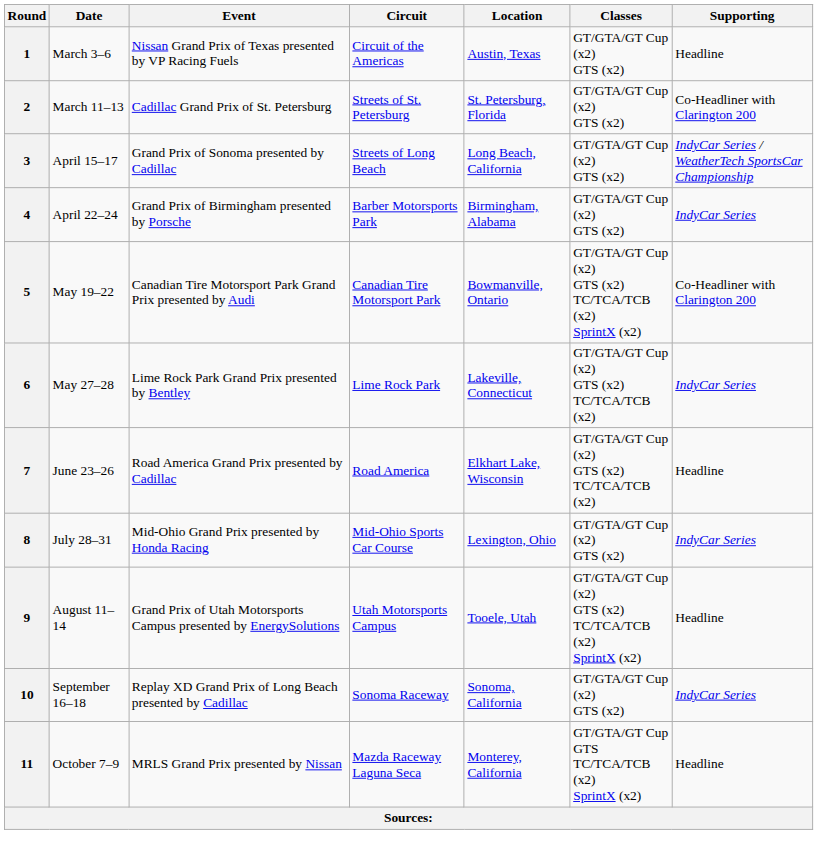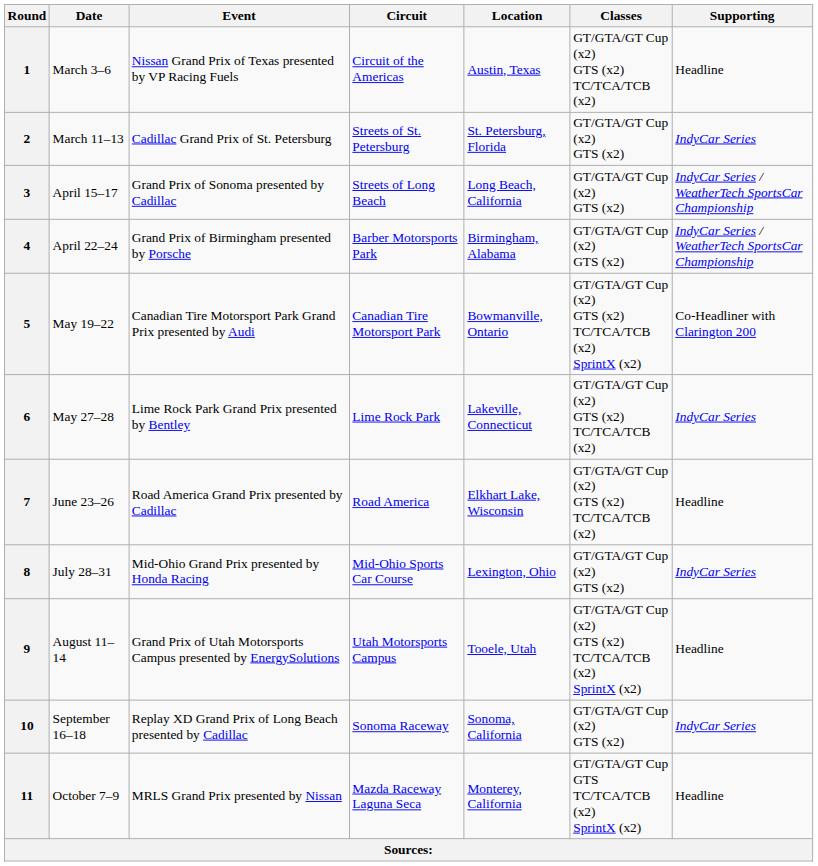(621, 53) GT/GTA/GT Cup (x2) GTS (x2) -> (621, 69) GT/GTA/GT Cup (x2) GTS (x2) TC/TCA/TCB (x2)
(725, 107) Co-Headliner with Clarington 200 -> (716, 139) IndyCar Series
(716, 214) IndyCar Series -> (739, 246) IndyCar Series / WeatherTech SportsCar Championship
